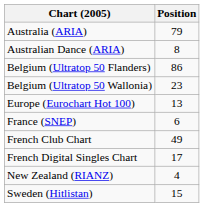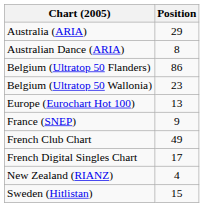(177, 31) 79 -> (177, 31) 29
(177, 121) 6 -> (177, 121) 9
